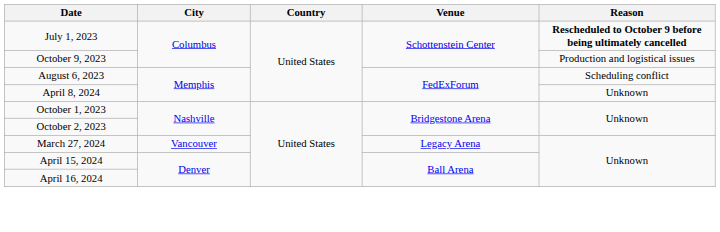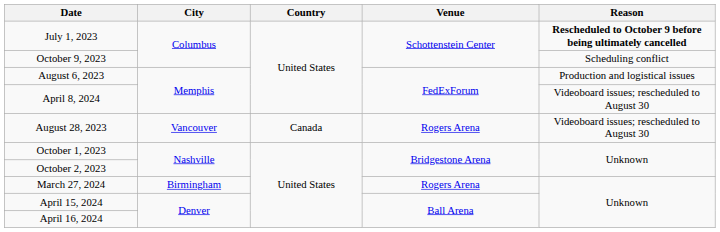(627, 59) Production and logistical issues -> (627, 59) Scheduling conflict
(627, 76) Scheduling conflict -> (627, 76) Production and logistical issues
(627, 93) Unknown -> (627, 99) Videoboard issues; rescheduled to August 30
+ row: (71, 128)
(194, 144) Vancouver -> (194, 185) Birmingham
(450, 144) Legacy Arena -> (450, 185) Rogers Arena
